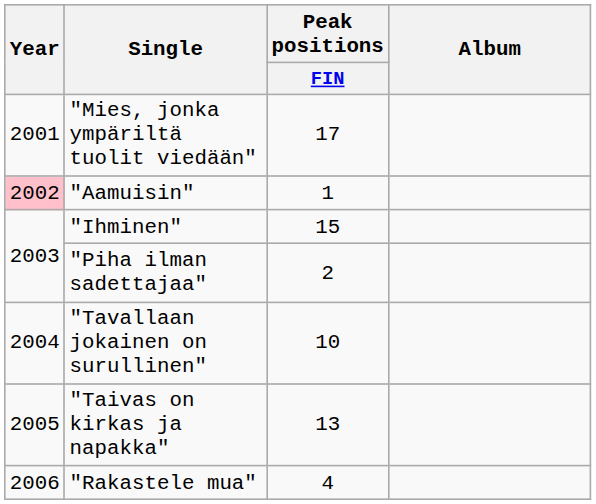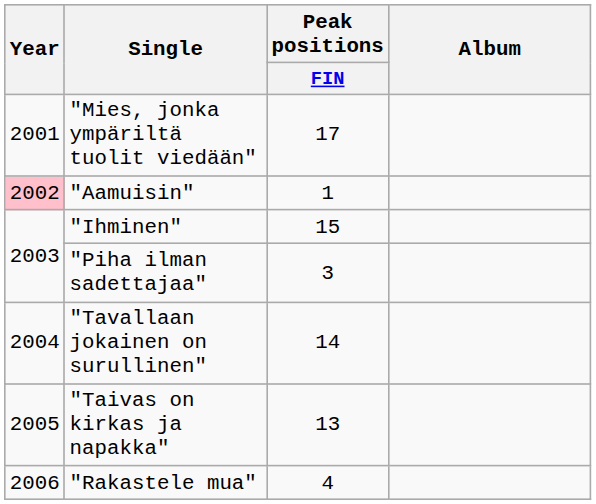(328, 273) 2 -> (328, 273) 3
(328, 343) 10 -> (328, 343) 14
